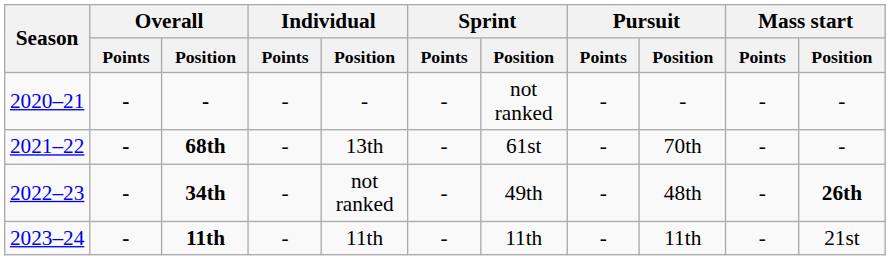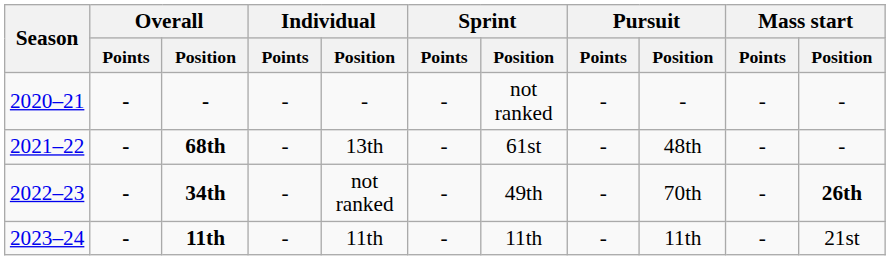(683, 146) 70th -> (683, 146) 48th
(683, 192) 48th -> (683, 192) 70th
